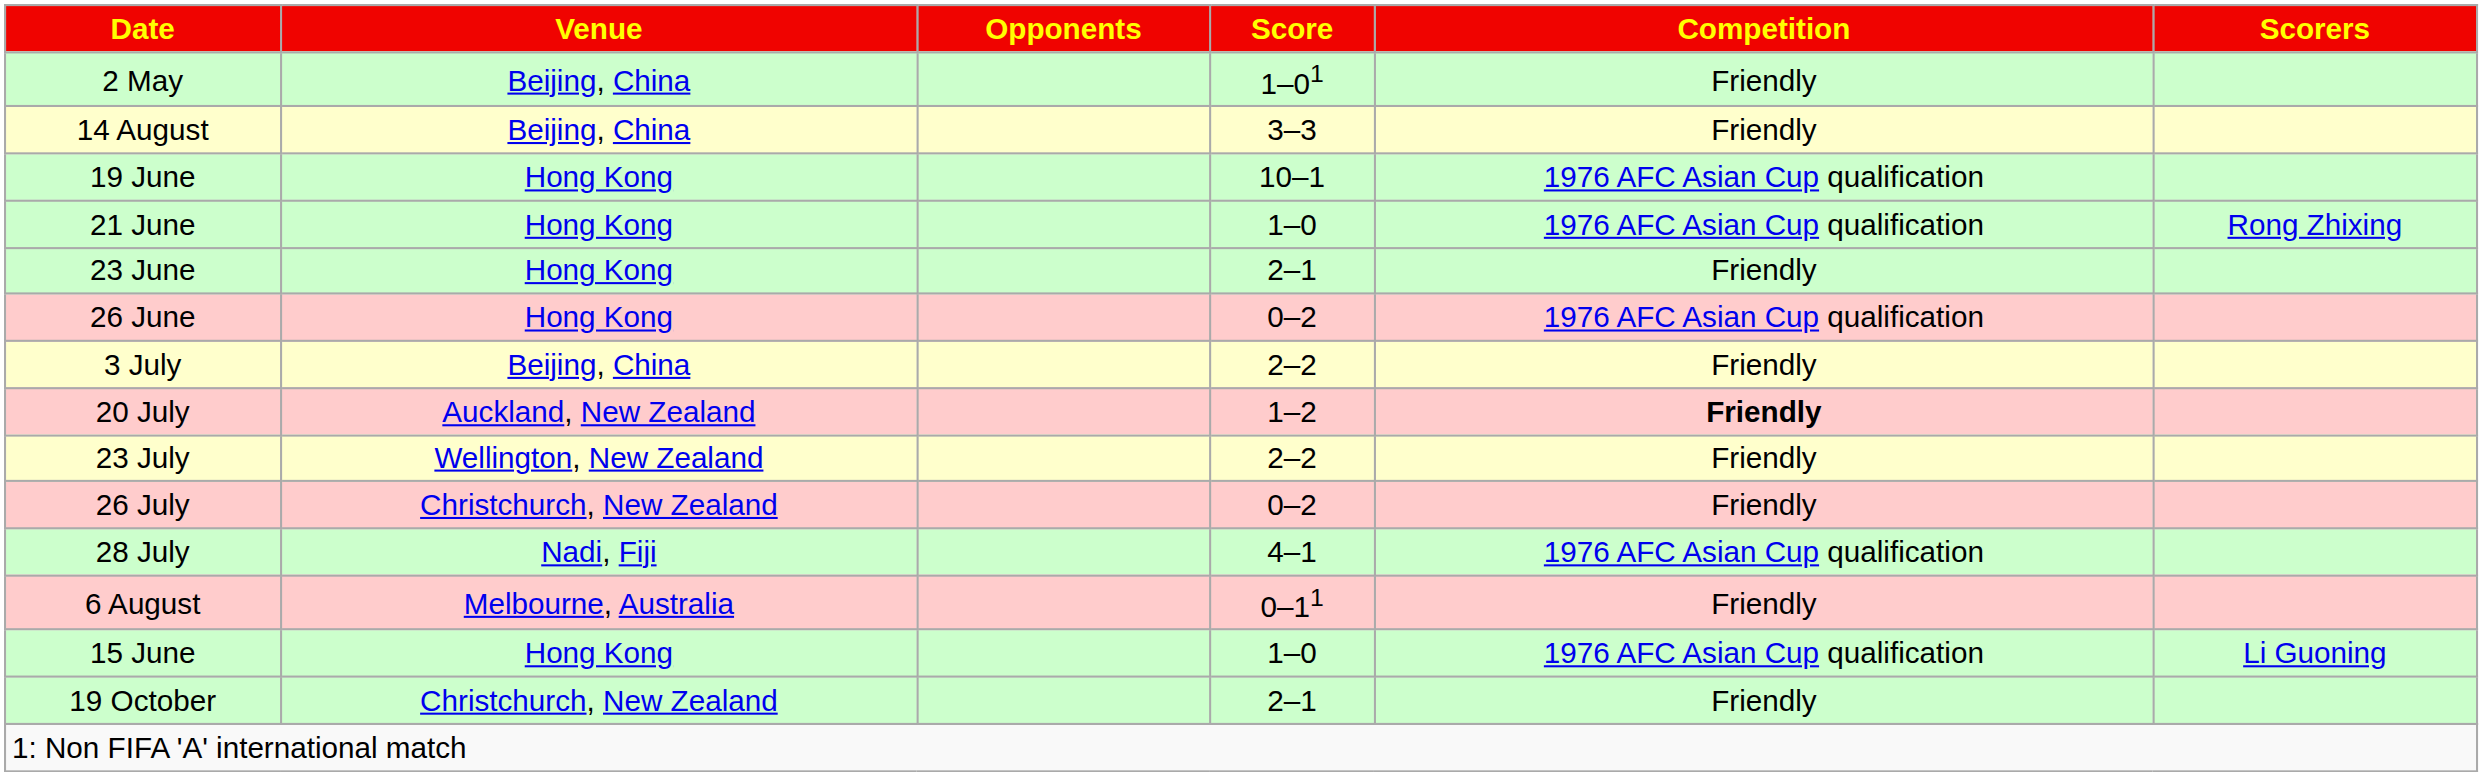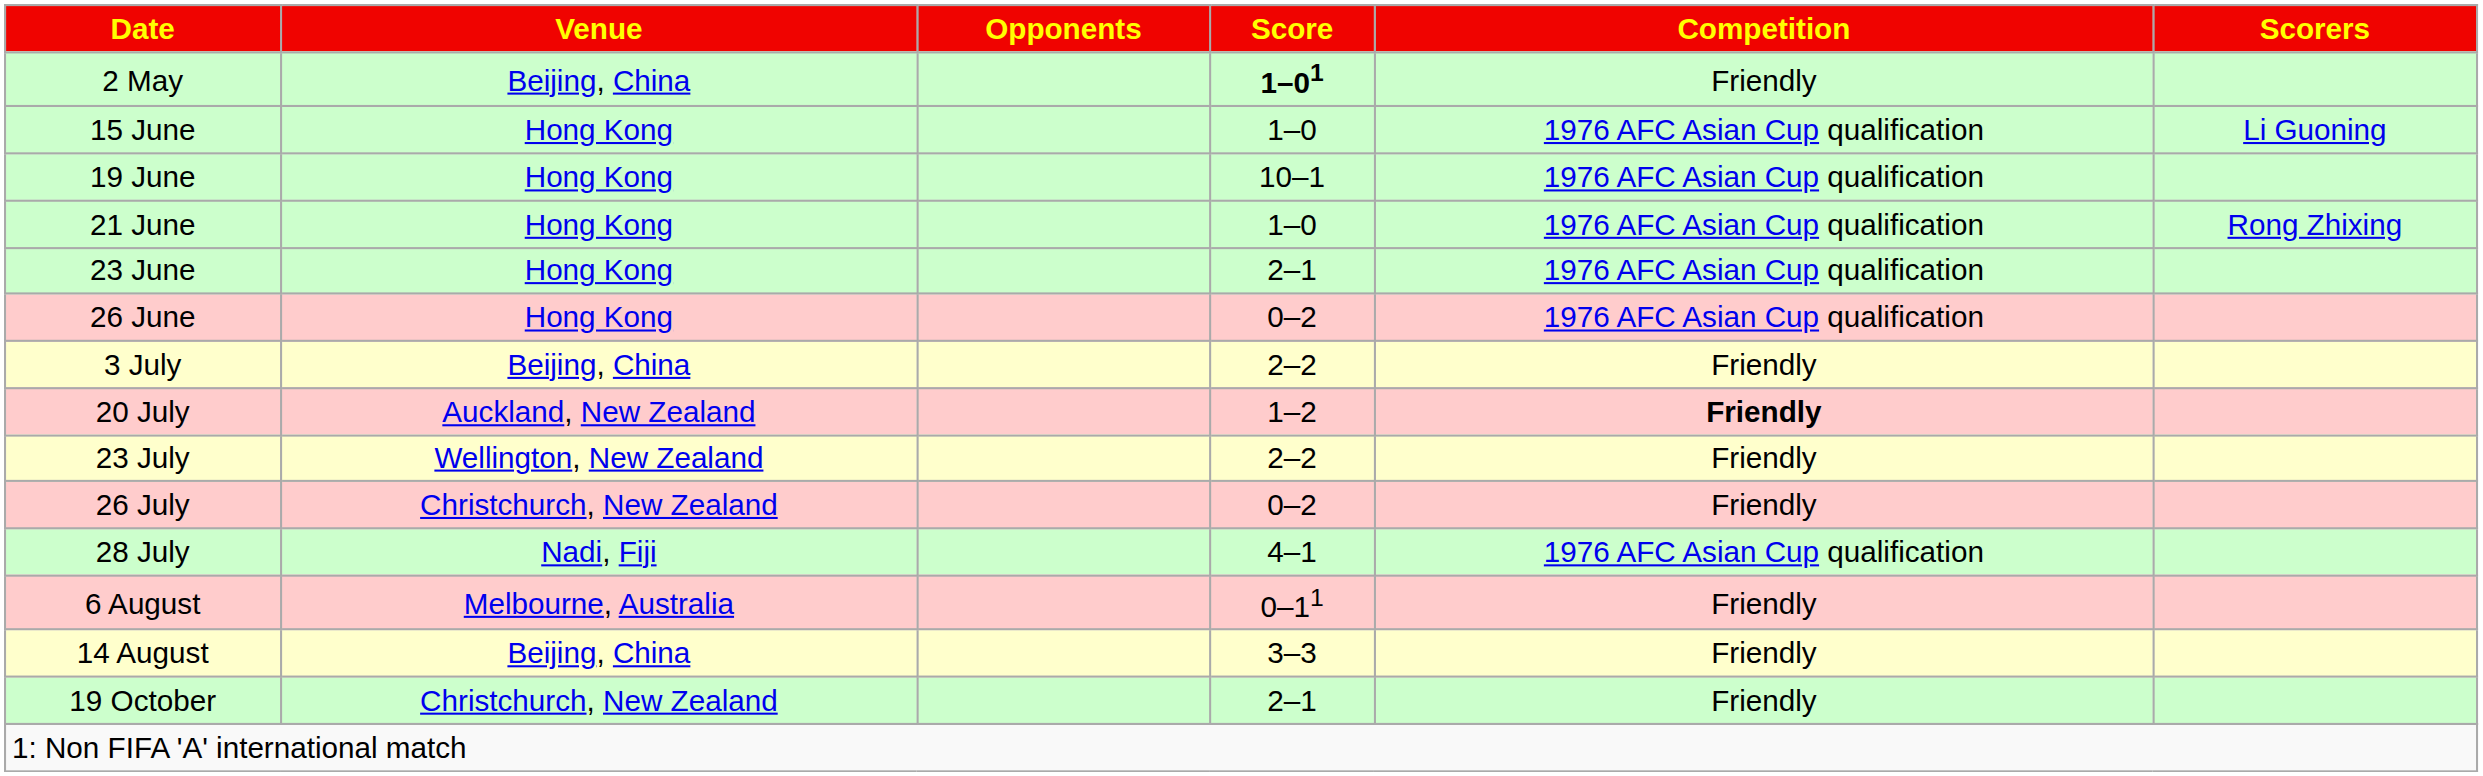(1292, 80) normal -> (1292, 80) bold
rows swapped: (143, 654) <-> (143, 130)
(1764, 271) Friendly -> (1764, 271) 1976 AFC Asian Cup qualification
